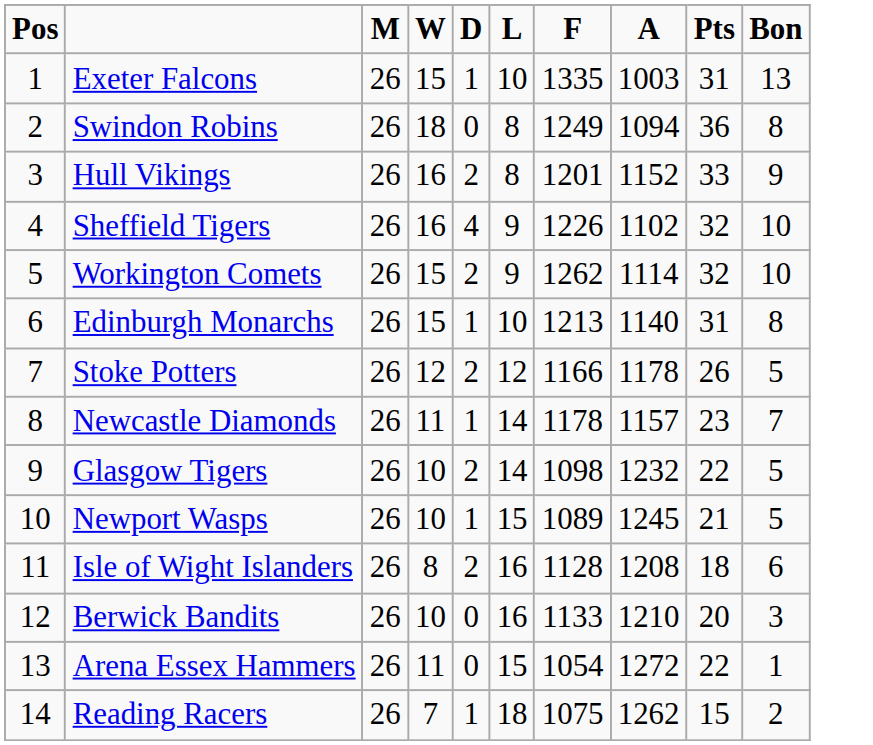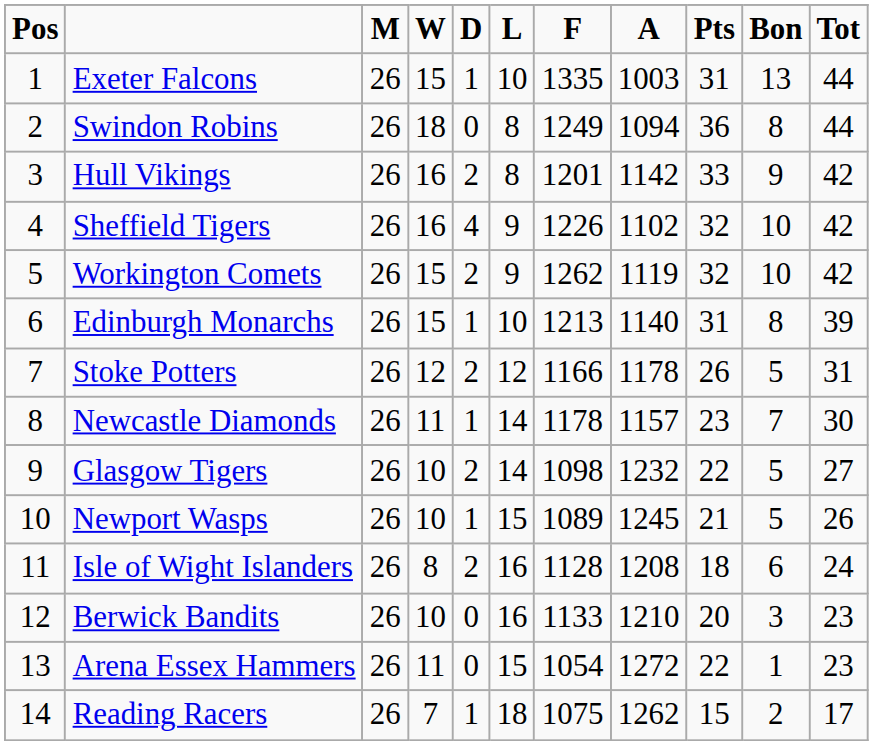+ column: (838, 28)
(649, 175) 1152 -> (649, 175) 1142
(649, 273) 1114 -> (649, 273) 1119
